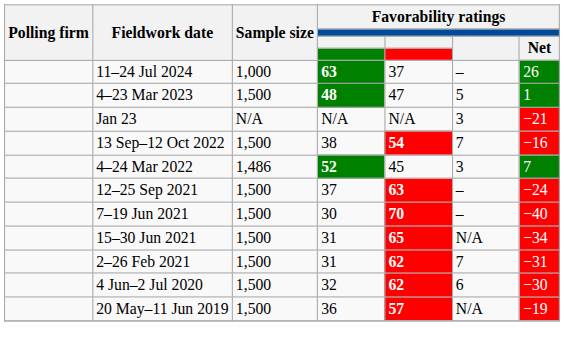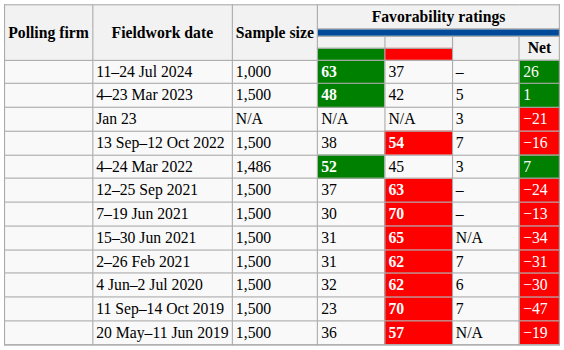(396, 95) 47 -> (396, 95) 42
(535, 214) −40 -> (535, 214) −13
+ row: (160, 308)
